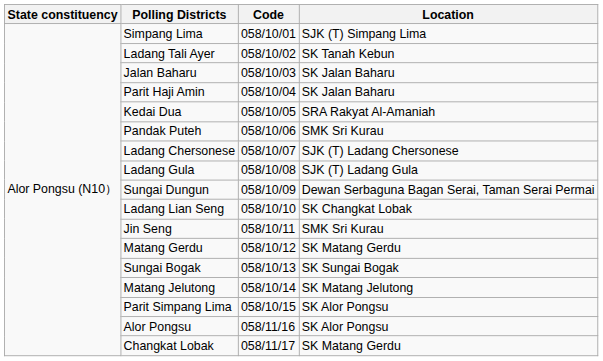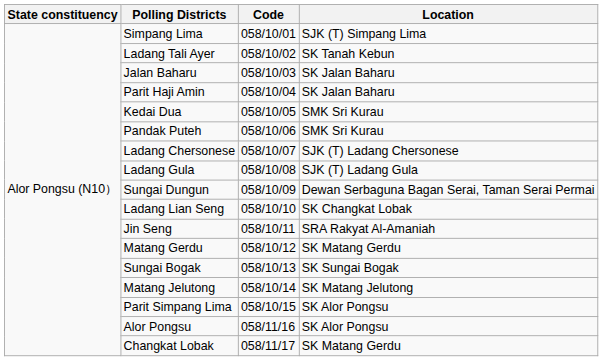(368, 111) SRA Rakyat Al-Amaniah -> (343, 111) SMK Sri Kurau
(343, 228) SMK Sri Kurau -> (368, 228) SRA Rakyat Al-Amaniah
